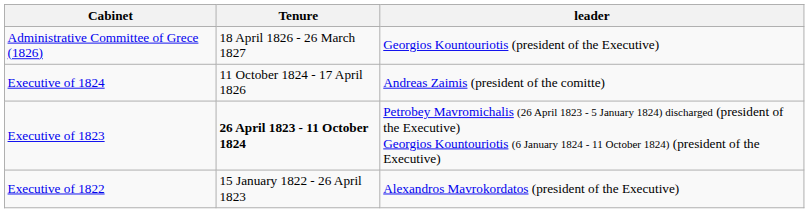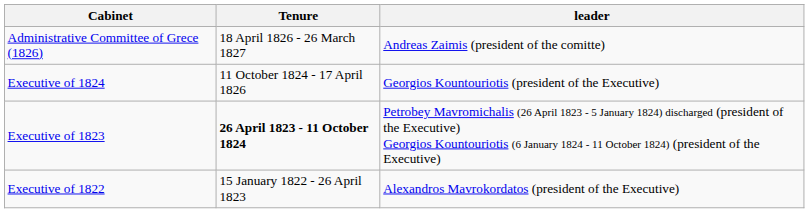(521, 45) Georgios Kountouriotis (president of the Executive) -> (494, 45) Andreas Zaimis (president of the comitte)
(494, 82) Andreas Zaimis (president of the comitte) -> (521, 82) Georgios Kountouriotis (president of the Executive)
